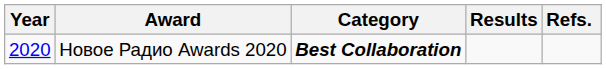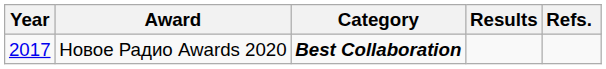(30, 49) 2020 -> (30, 49) 2017
